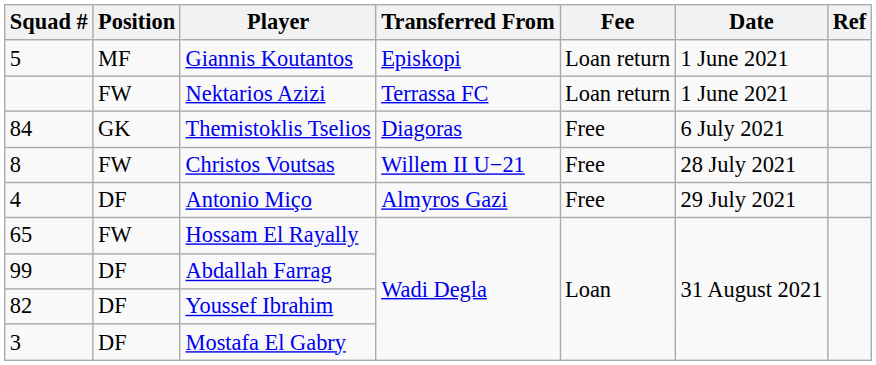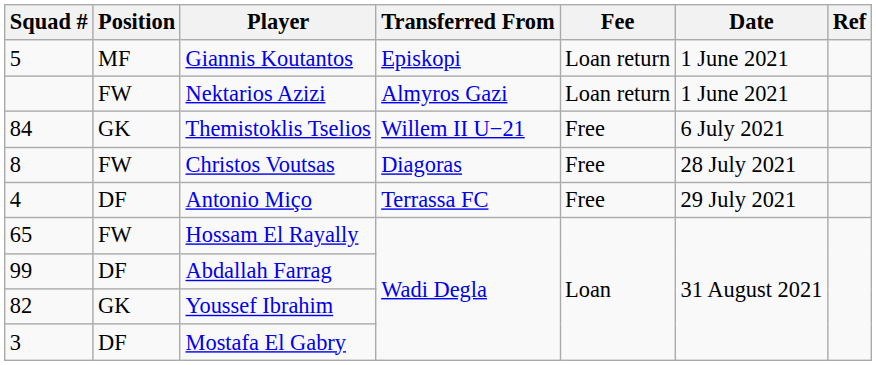(435, 93) Terrassa FC -> (444, 93) Almyros Gazi
(422, 128) Diagoras -> (453, 128) Willem II U−21
(453, 164) Willem II U−21 -> (422, 164) Diagoras
(444, 199) Almyros Gazi -> (435, 199) Terrassa FC
(112, 306) DF -> (114, 306) GK
